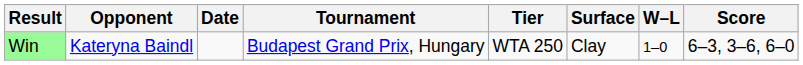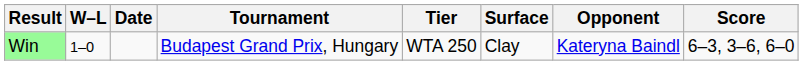columns swapped: (661, 18) <-> (131, 18)
